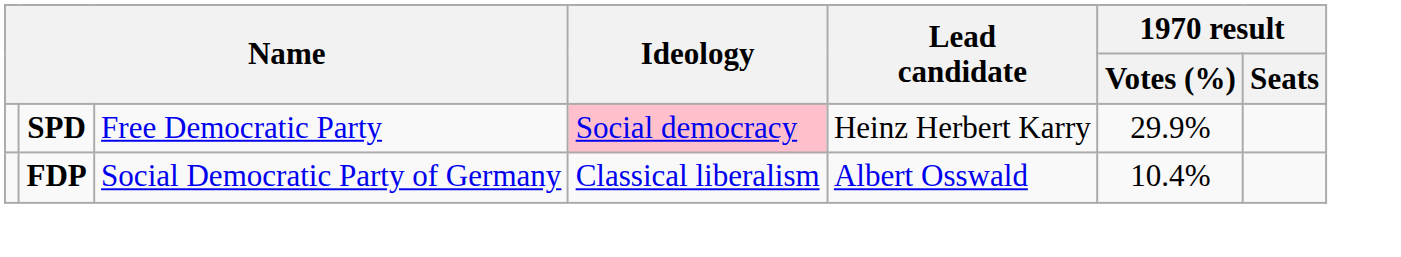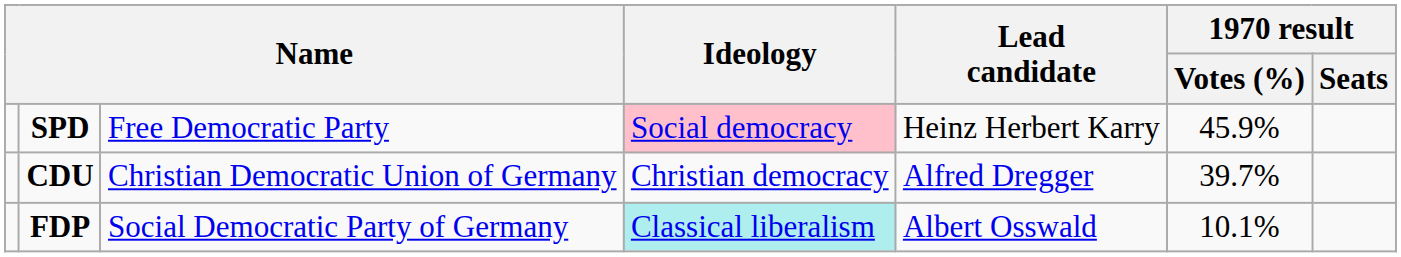(1170, 127) 29.9% -> (1239, 127) 45.9%
+ row: (60, 176)
(698, 176) no background -> (753, 226) paleturquoise background
(1170, 176) 10.4% -> (1239, 226) 10.1%
